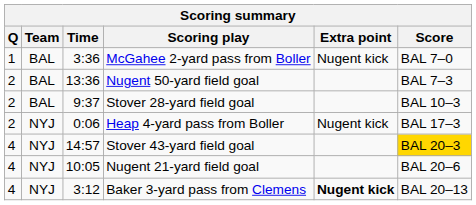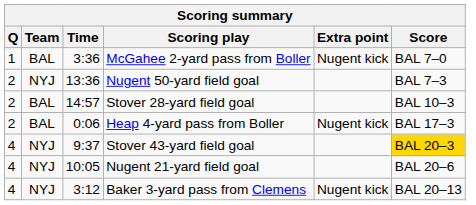(42, 80) BAL -> (42, 80) NYJ
(87, 102) 9:37 -> (83, 102) 14:57
(42, 124) NYJ -> (42, 124) BAL
(83, 145) 14:57 -> (87, 145) 9:37
(356, 189) bold -> (353, 189) normal
